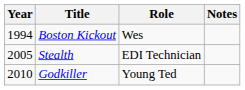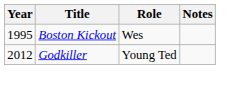(20, 34) 1994 -> (20, 34) 1995
- row: (56, 54)
(20, 74) 2010 -> (20, 54) 2012
